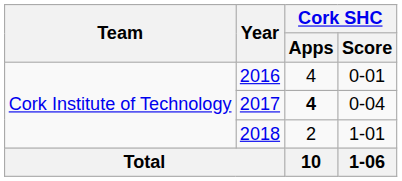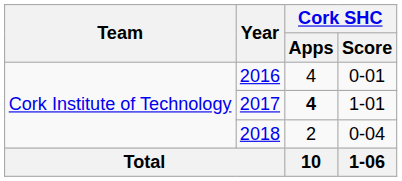(367, 104) 0-04 -> (367, 104) 1-01
(367, 133) 1-01 -> (367, 133) 0-04
